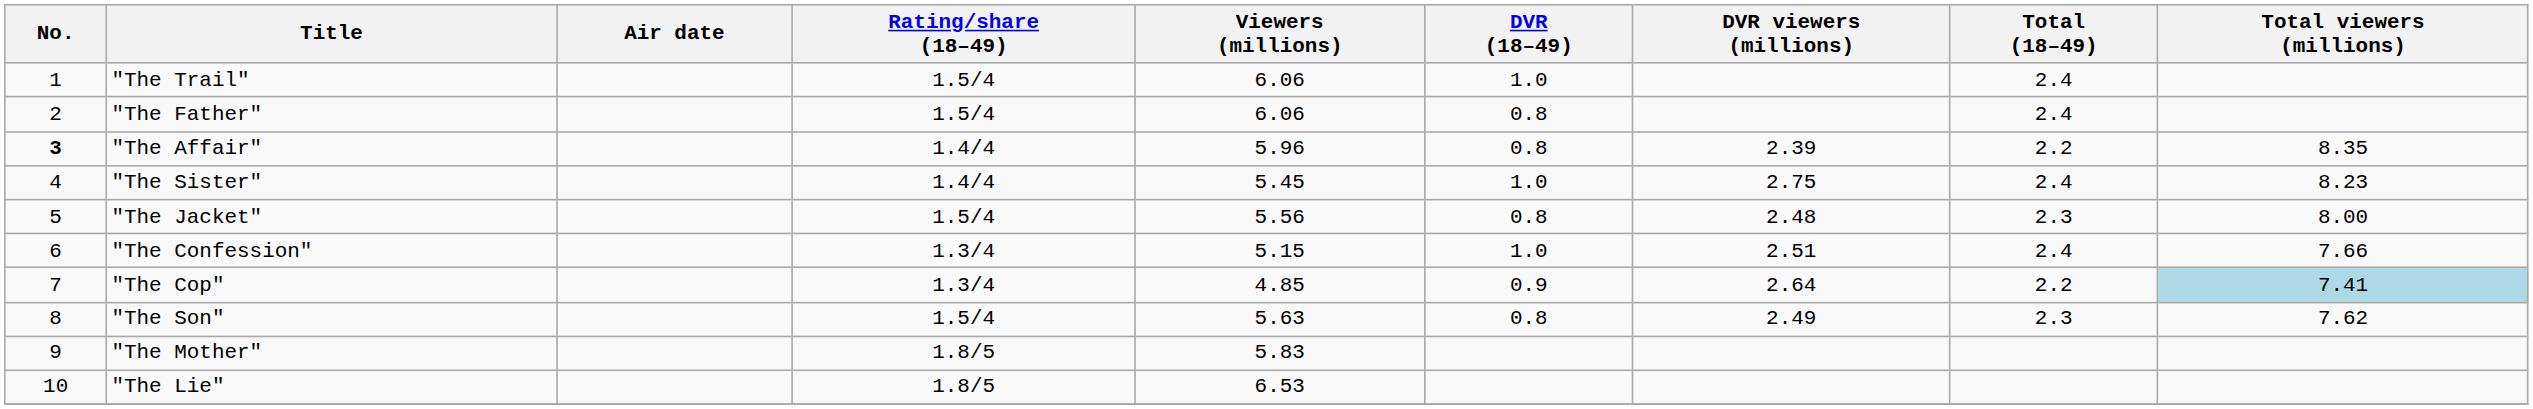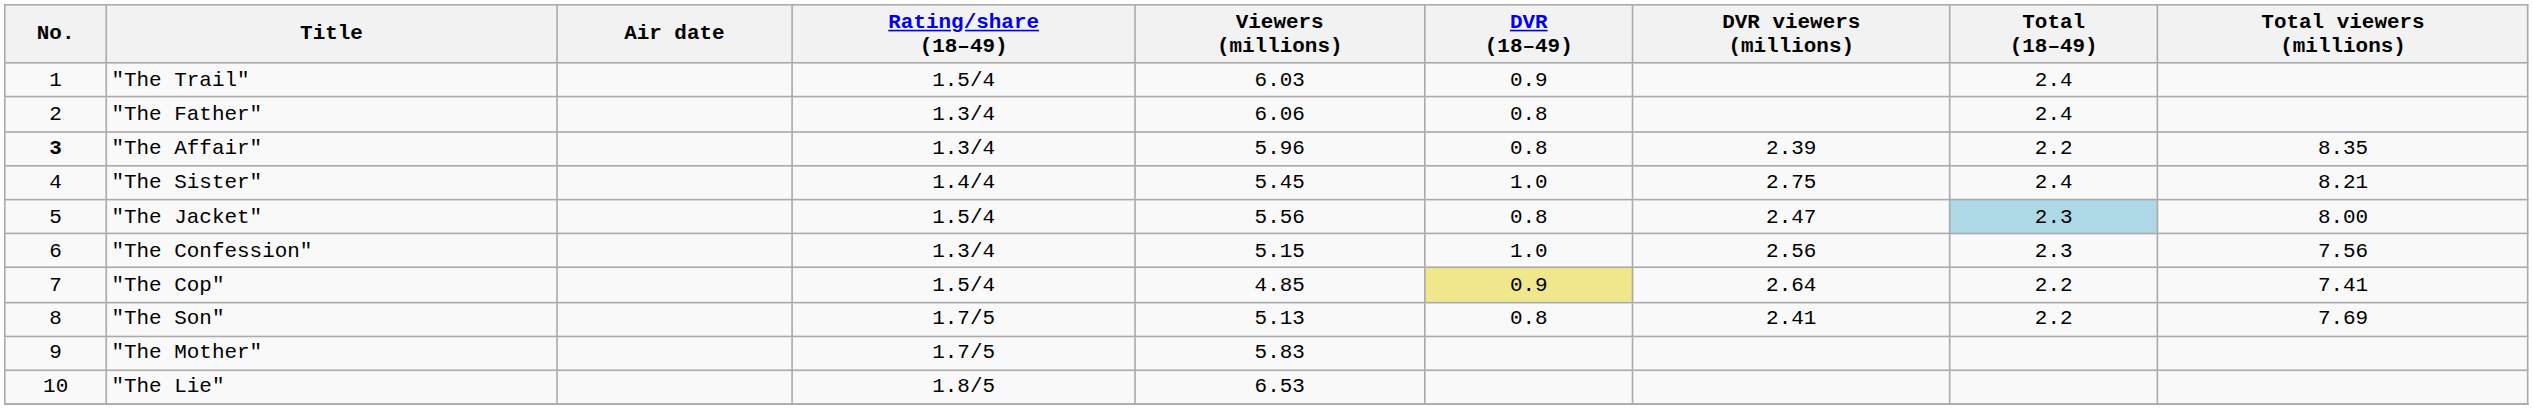(1280, 80) 6.06 -> (1280, 80) 6.03
(1529, 80) 1.0 -> (1529, 80) 0.9
(964, 114) 1.5/4 -> (964, 114) 1.3/4
(964, 148) 1.4/4 -> (964, 148) 1.3/4
(2343, 182) 8.23 -> (2343, 182) 8.21
(1791, 217) 2.48 -> (1791, 217) 2.47
(2054, 217) no background -> (2054, 217) lightblue background
(1791, 251) 2.51 -> (1791, 251) 2.56
(2054, 251) 2.4 -> (2054, 251) 2.3
(2343, 251) 7.66 -> (2343, 251) 7.56
(964, 285) 1.3/4 -> (964, 285) 1.5/4
(1529, 285) no background -> (1529, 285) khaki background
(2343, 285) lightblue background -> (2343, 285) no background
(964, 319) 1.5/4 -> (964, 319) 1.7/5
(1280, 319) 5.63 -> (1280, 319) 5.13
(1791, 319) 2.49 -> (1791, 319) 2.41
(2054, 319) 2.3 -> (2054, 319) 2.2
(2343, 319) 7.62 -> (2343, 319) 7.69
(964, 353) 1.8/5 -> (964, 353) 1.7/5
